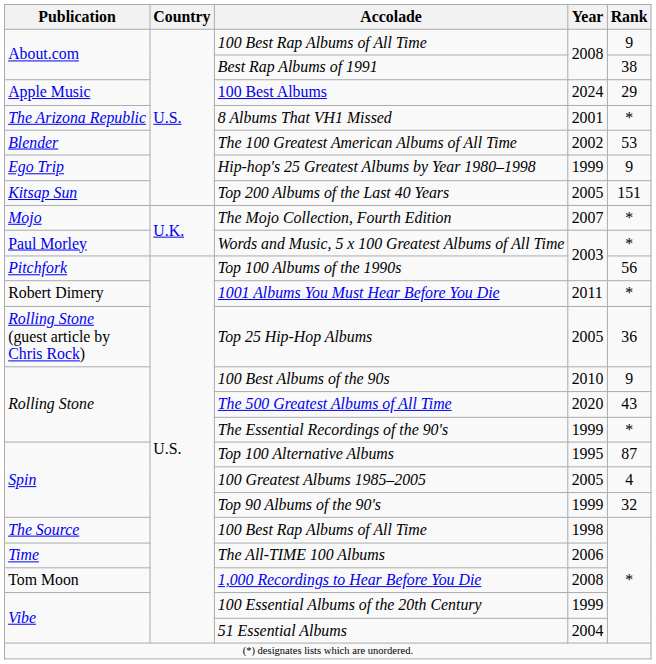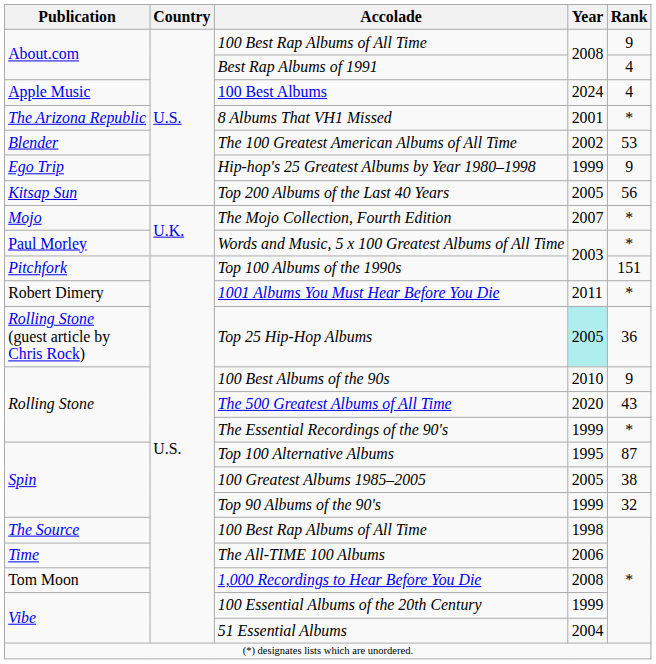(629, 67) 38 -> (629, 67) 4
(629, 92) 29 -> (629, 92) 4
(629, 192) 151 -> (629, 192) 56
(629, 268) 56 -> (629, 268) 151
(588, 336) no background -> (588, 336) paleturquoise background
(629, 479) 4 -> (629, 479) 38
